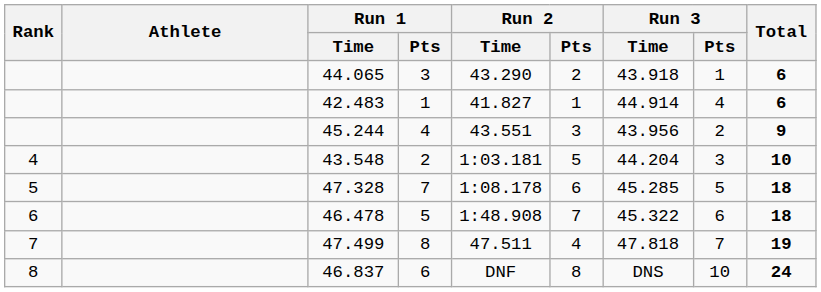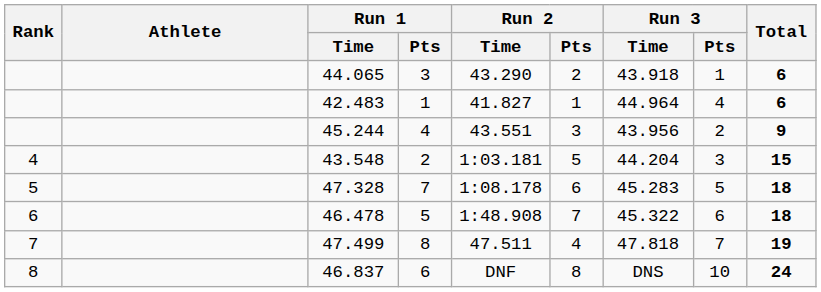(648, 103) 44.914 -> (648, 103) 44.964
(781, 160) 10 -> (781, 160) 15
(648, 188) 45.285 -> (648, 188) 45.283
